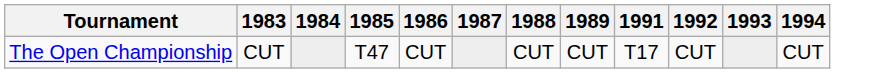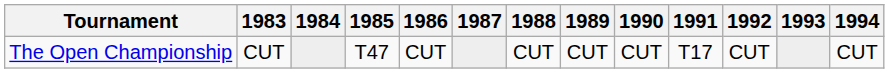+ column: (641, 21)
